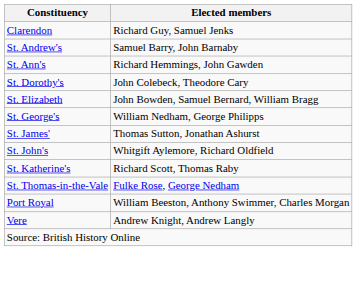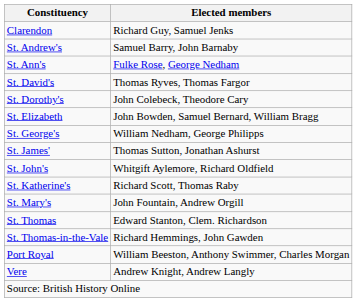(188, 64) Richard Hemmings, John Gawden -> (176, 64) Fulke Rose, George Nedham
+ row: (30, 82)
+ row: (29, 202)
+ row: (32, 220)
(176, 185) Fulke Rose, George Nedham -> (188, 237) Richard Hemmings, John Gawden
